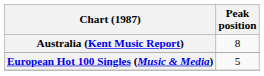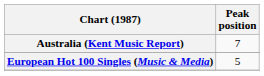(237, 43) 8 -> (237, 43) 7
